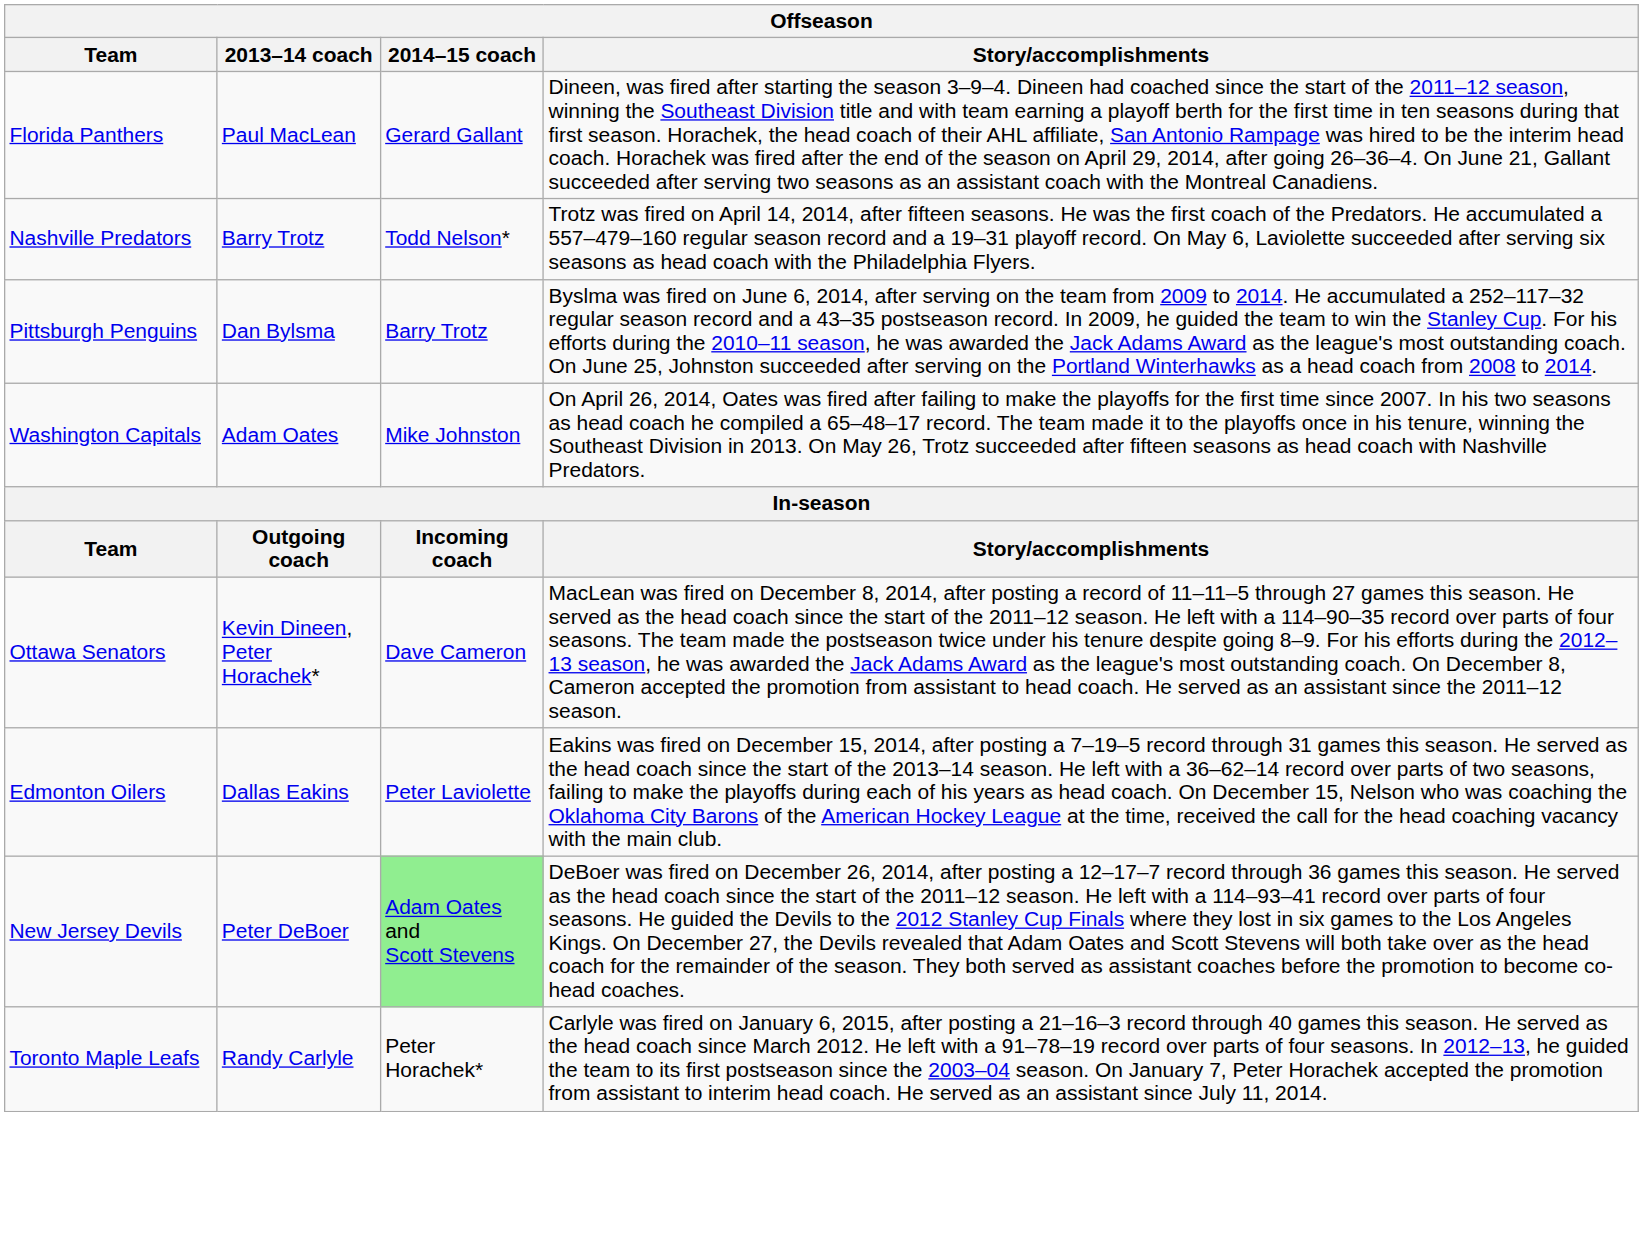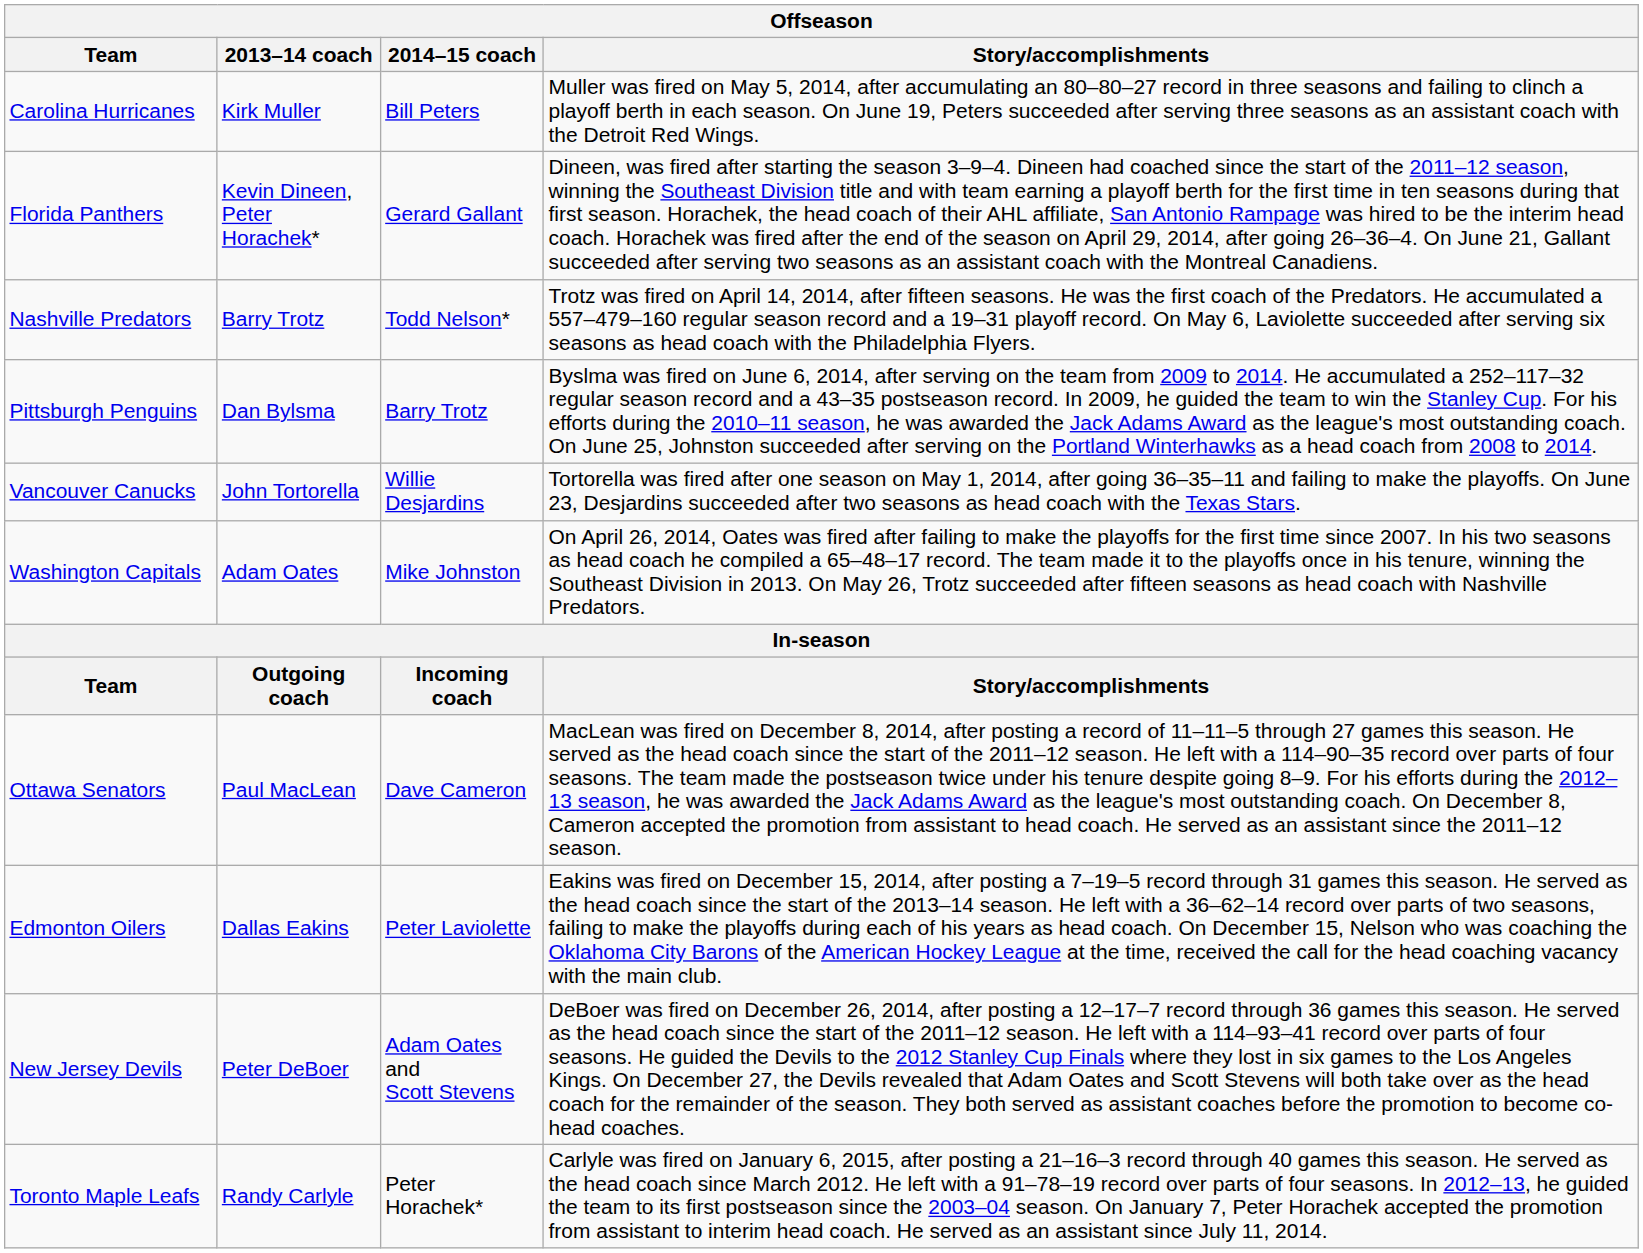+ row: (102, 111)
(289, 134) Paul MacLean -> (287, 215) Kevin Dineen, Peter Horachek*
+ row: (102, 491)
(287, 652) Kevin Dineen, Peter Horachek* -> (289, 789) Paul MacLean
(450, 931) lightgreen background -> (450, 1068) no background
